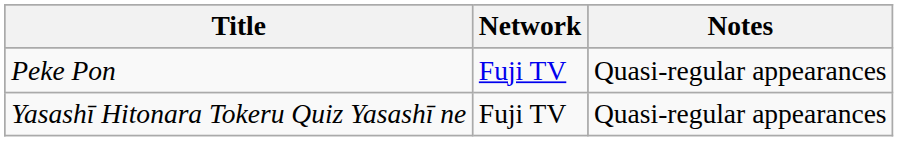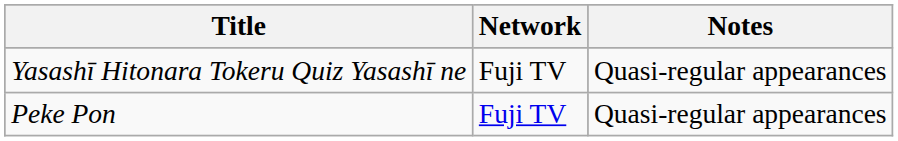rows swapped: (64, 69) <-> (239, 113)
